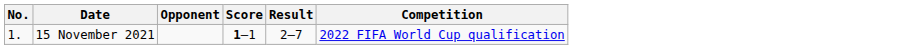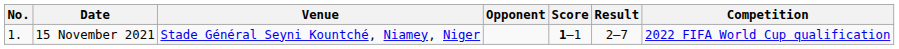+ column: (320, 15)
